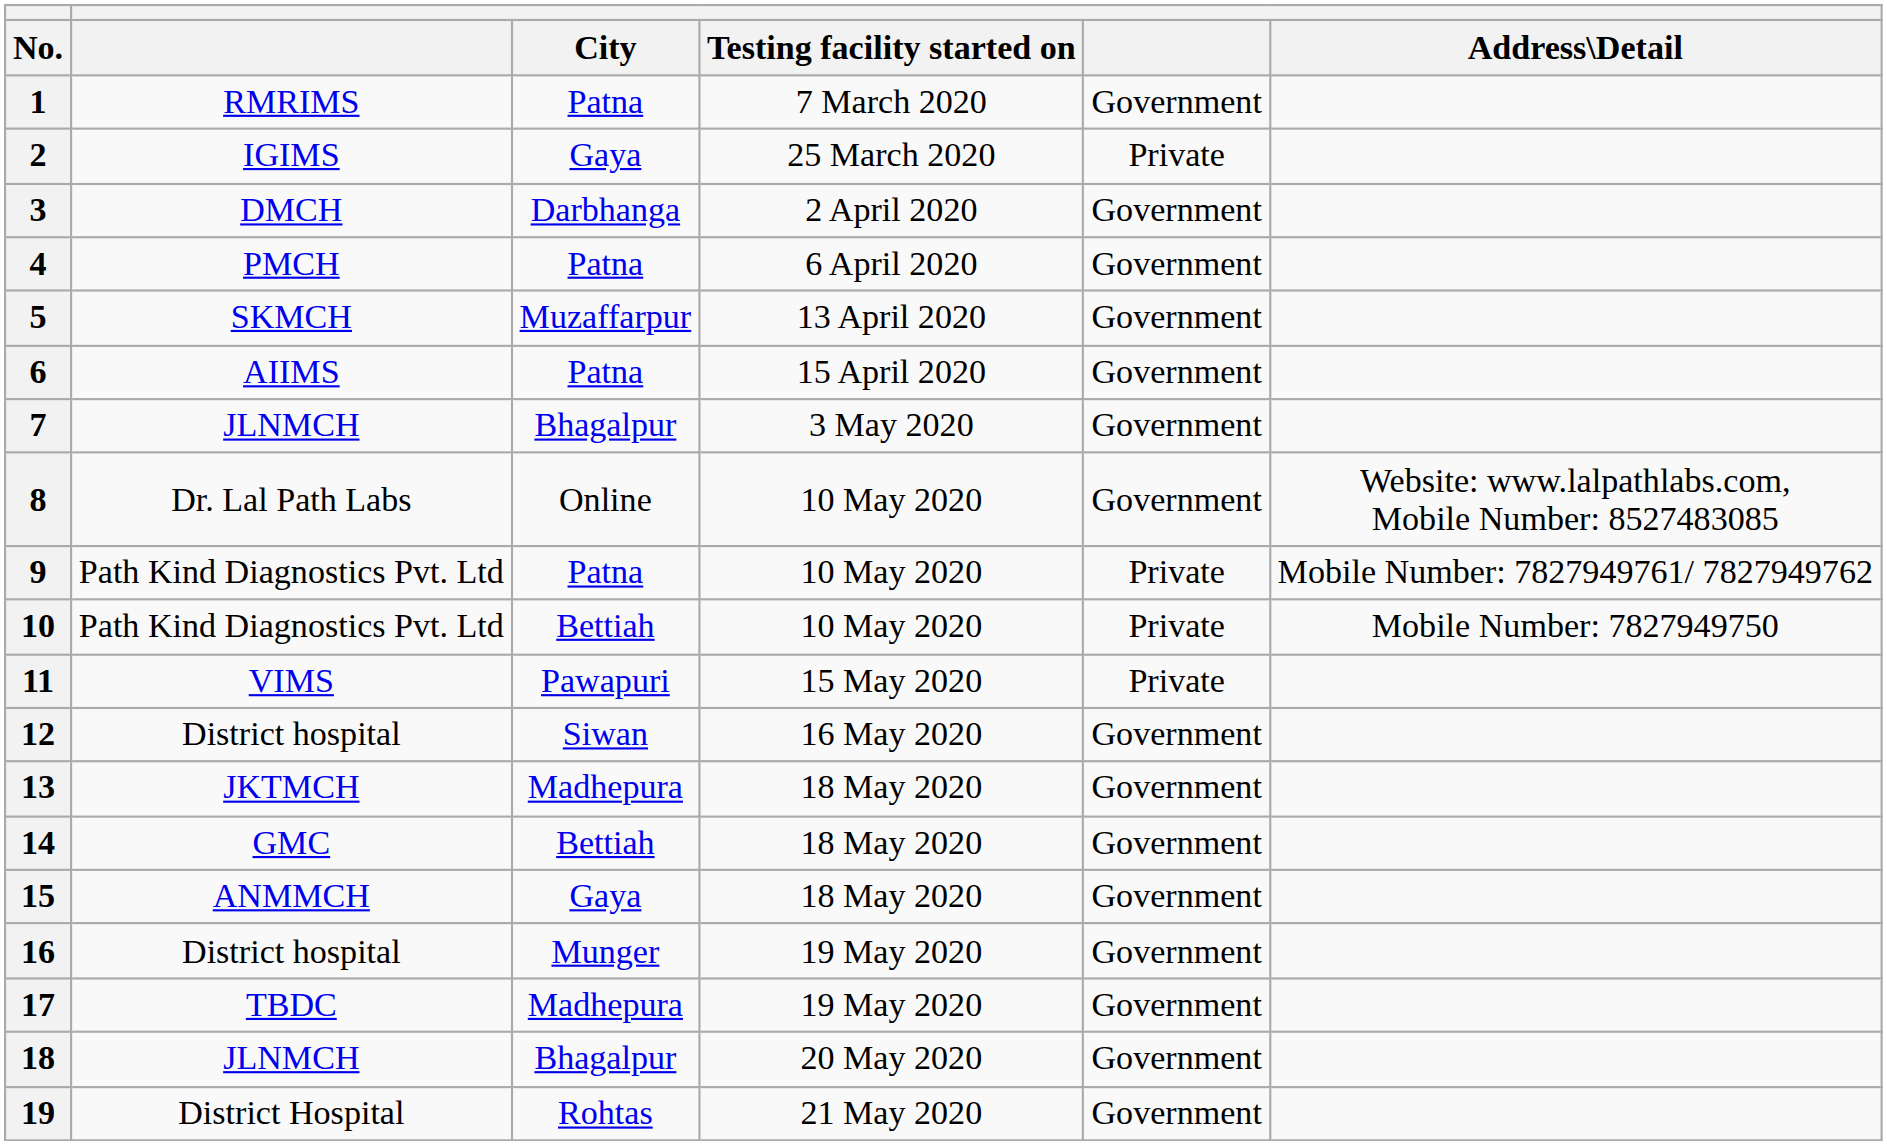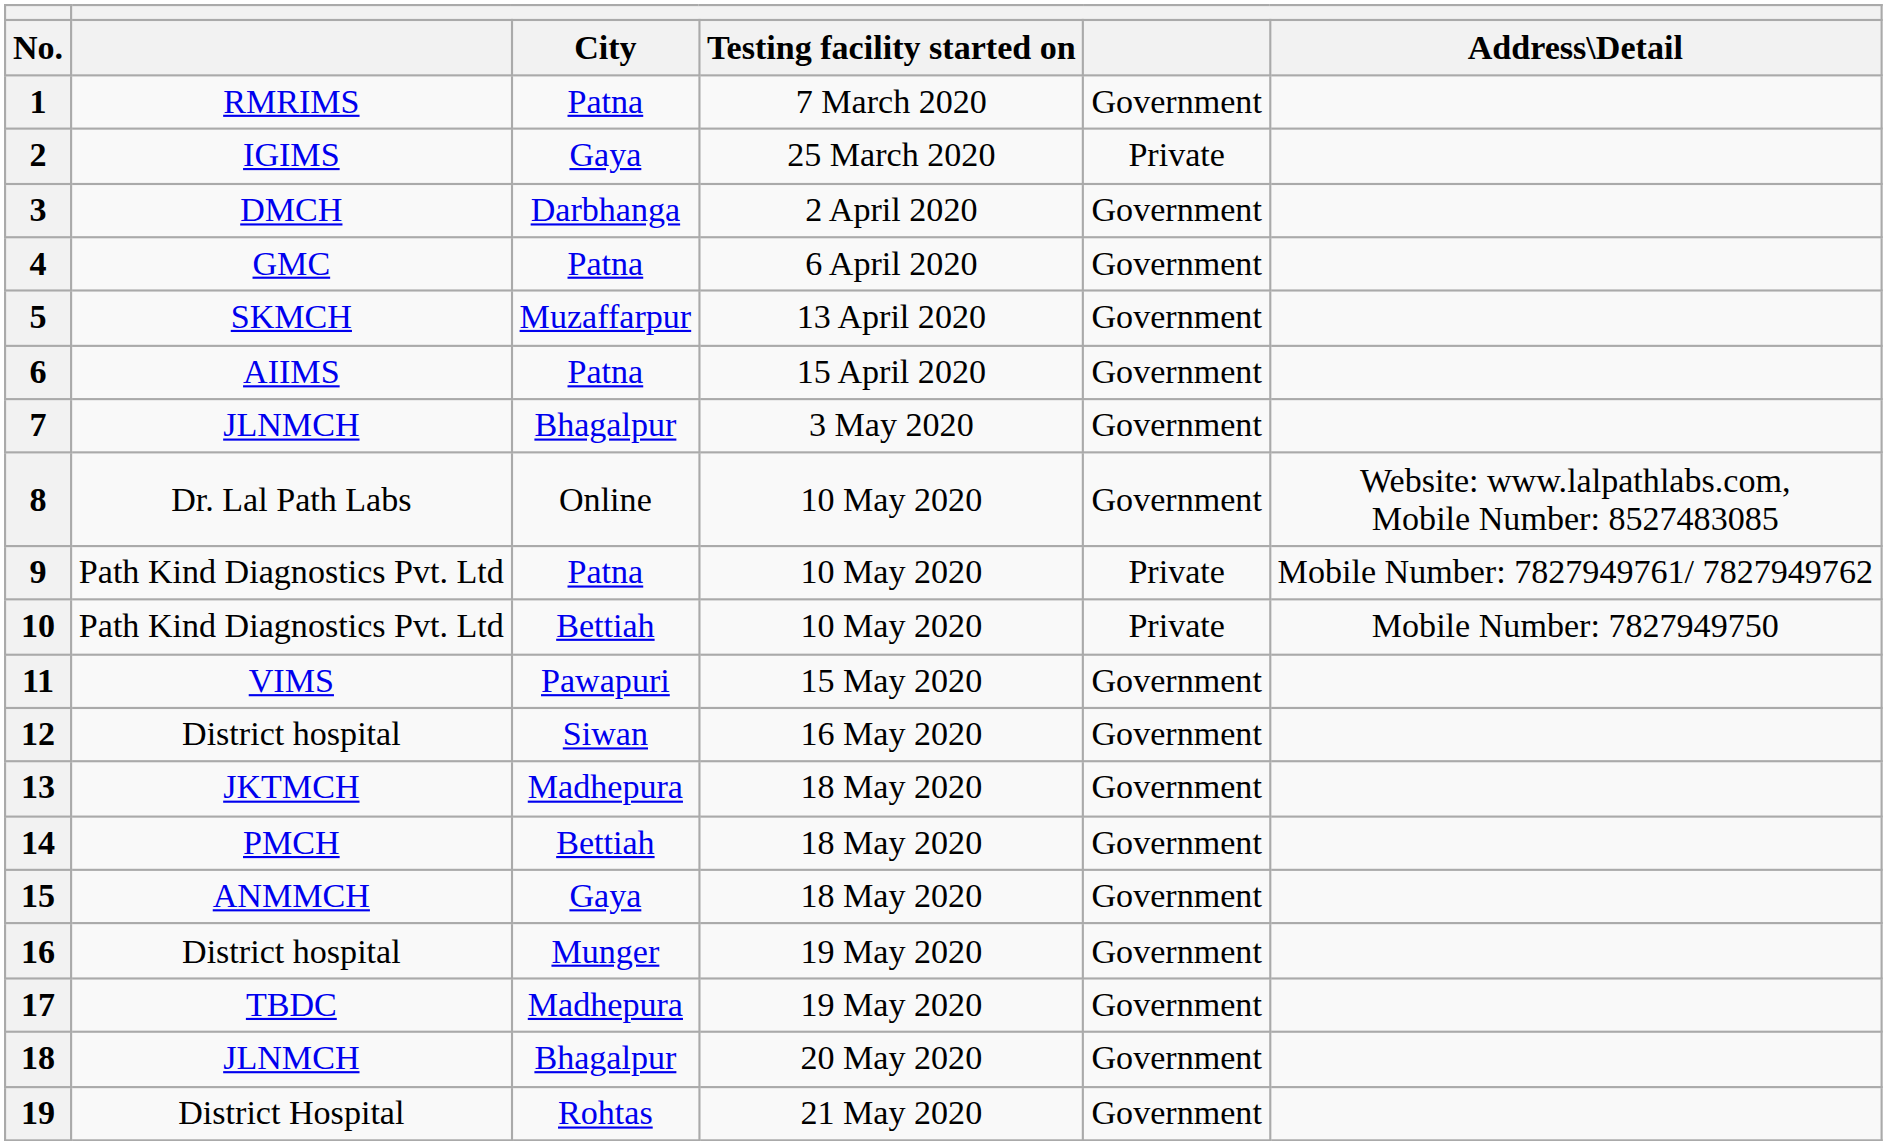(291, 263) PMCH -> (291, 263) GMC
(1177, 680) Private -> (1177, 680) Government
(291, 842) GMC -> (291, 842) PMCH
